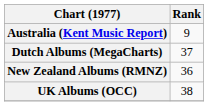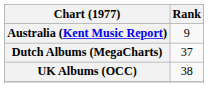- row: (87, 71)
